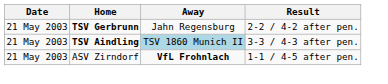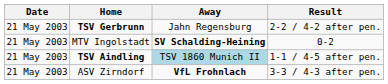+ row: (111, 42)
(303, 42) 3-3 / 4-3 after pen. -> (325, 57) 1-1 / 4-5 after pen.
(303, 57) 1-1 / 4-5 after pen. -> (325, 72) 3-3 / 4-3 after pen.
